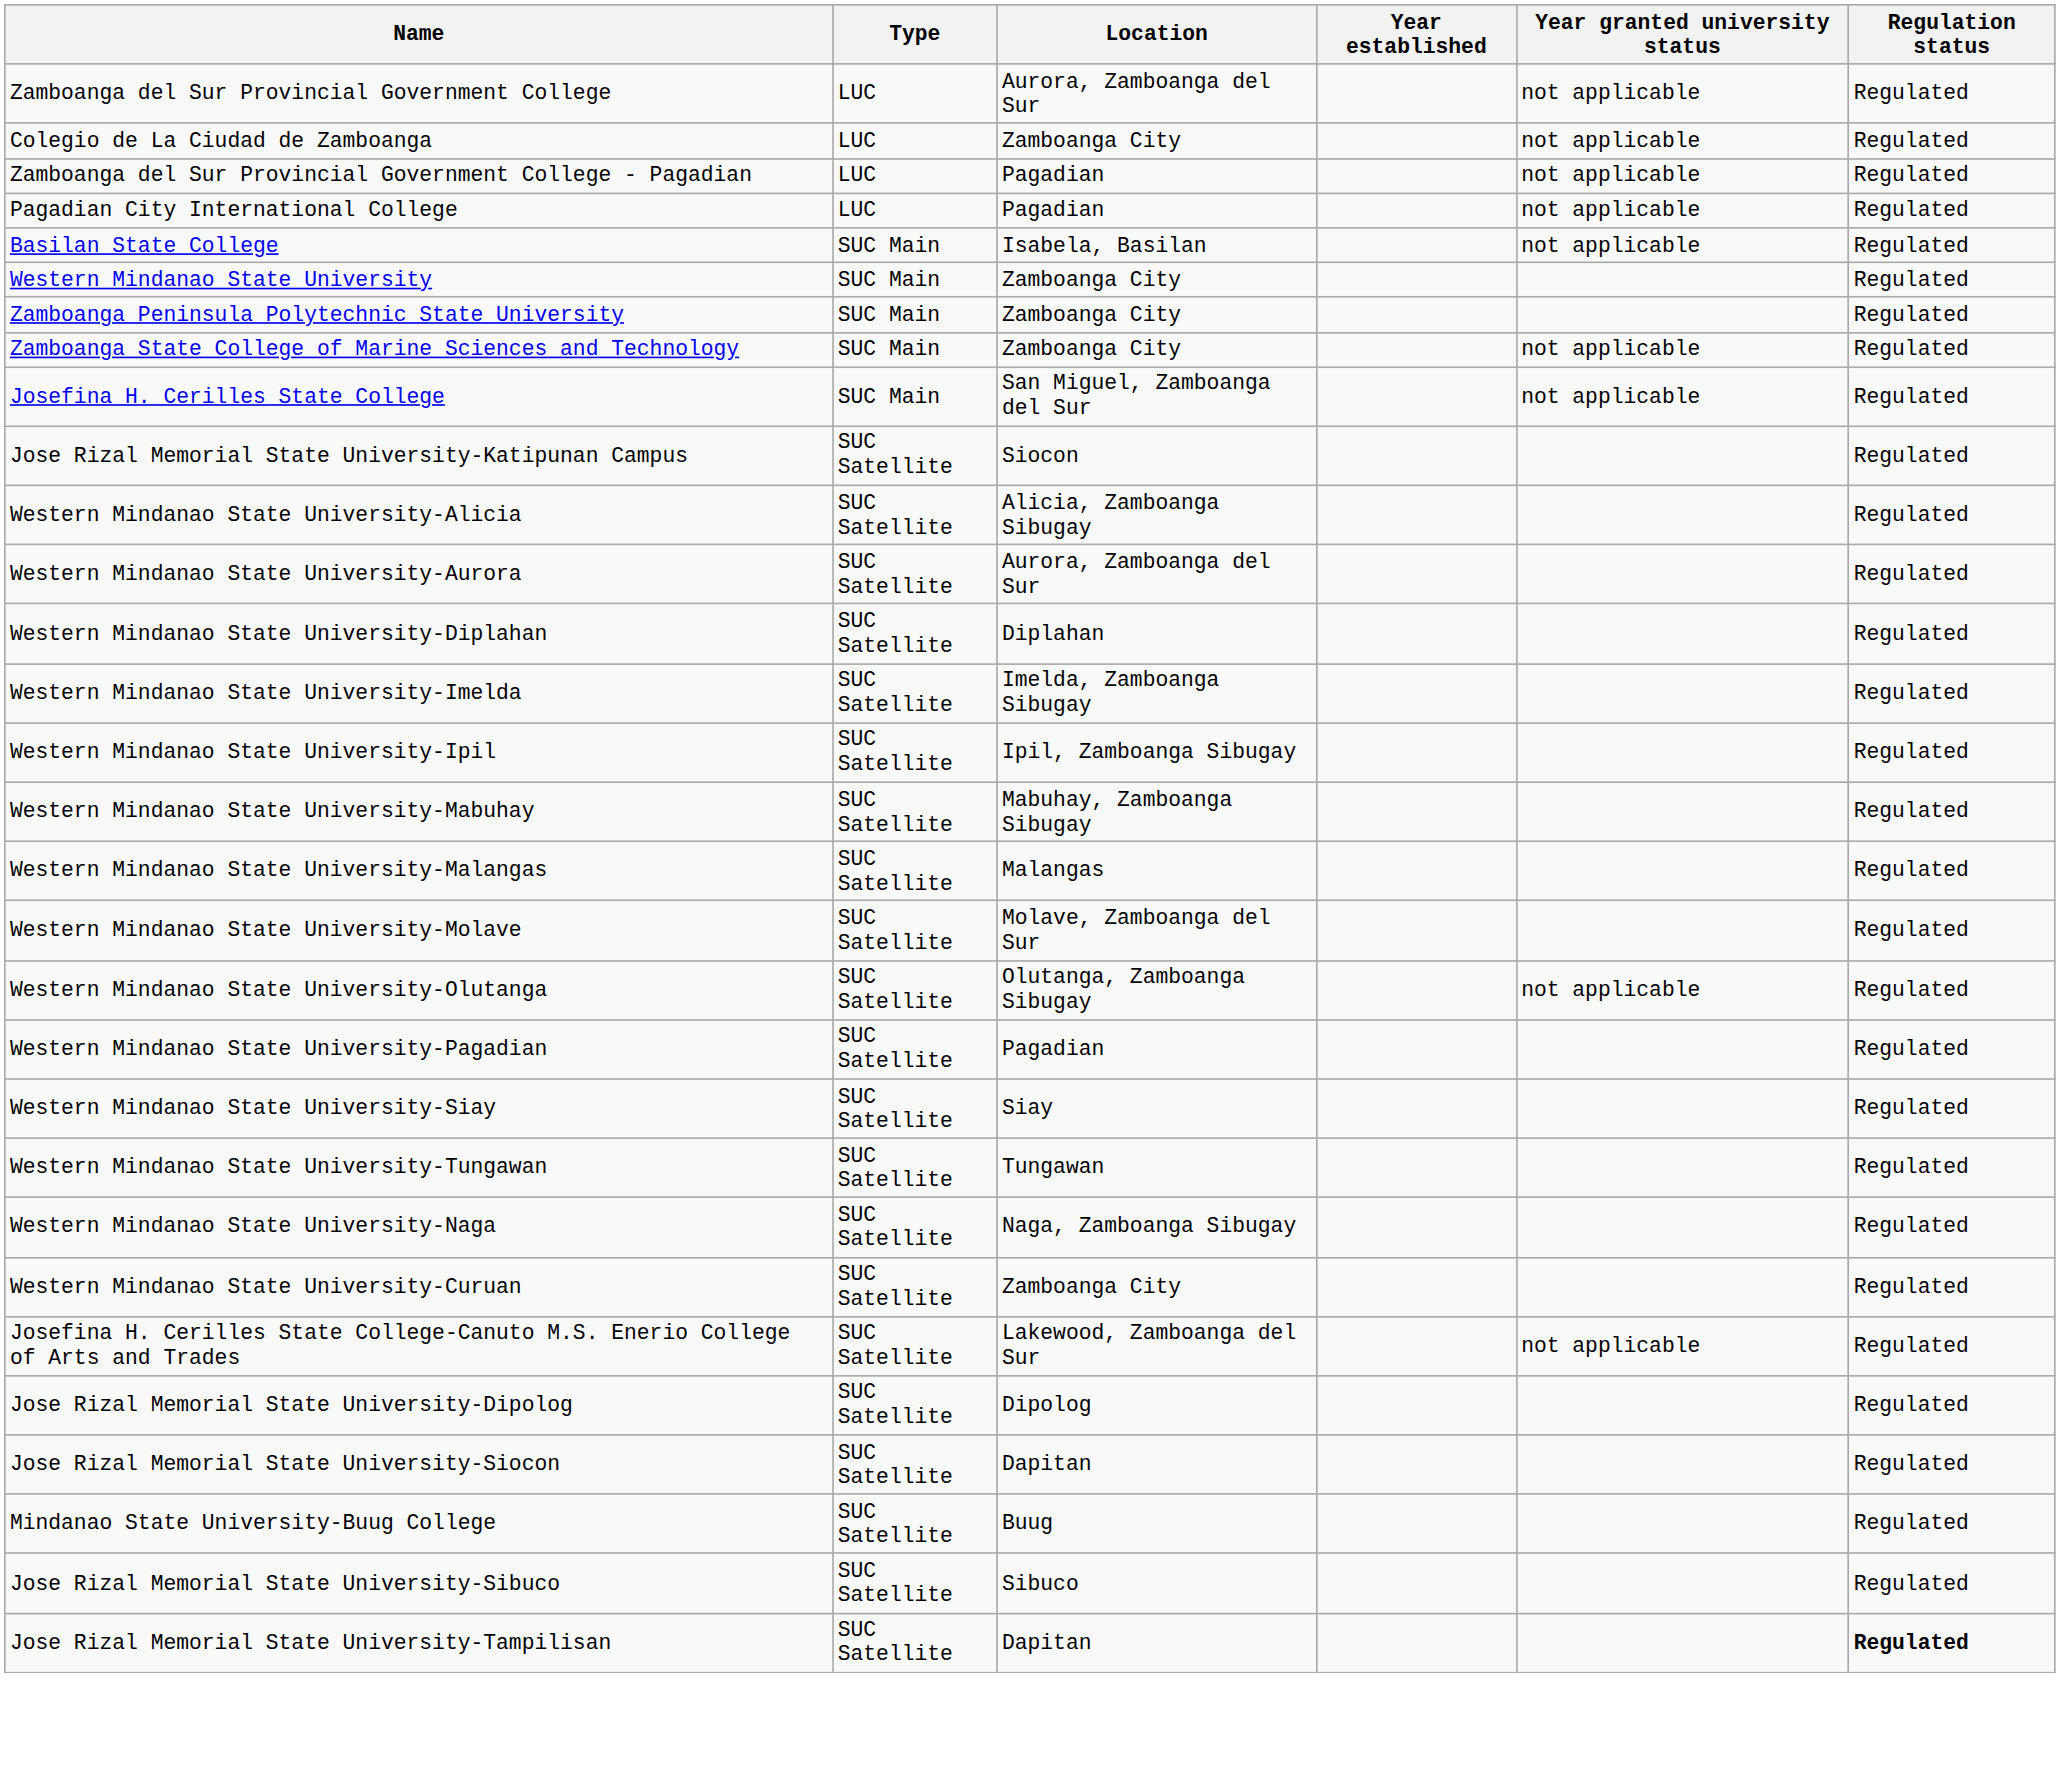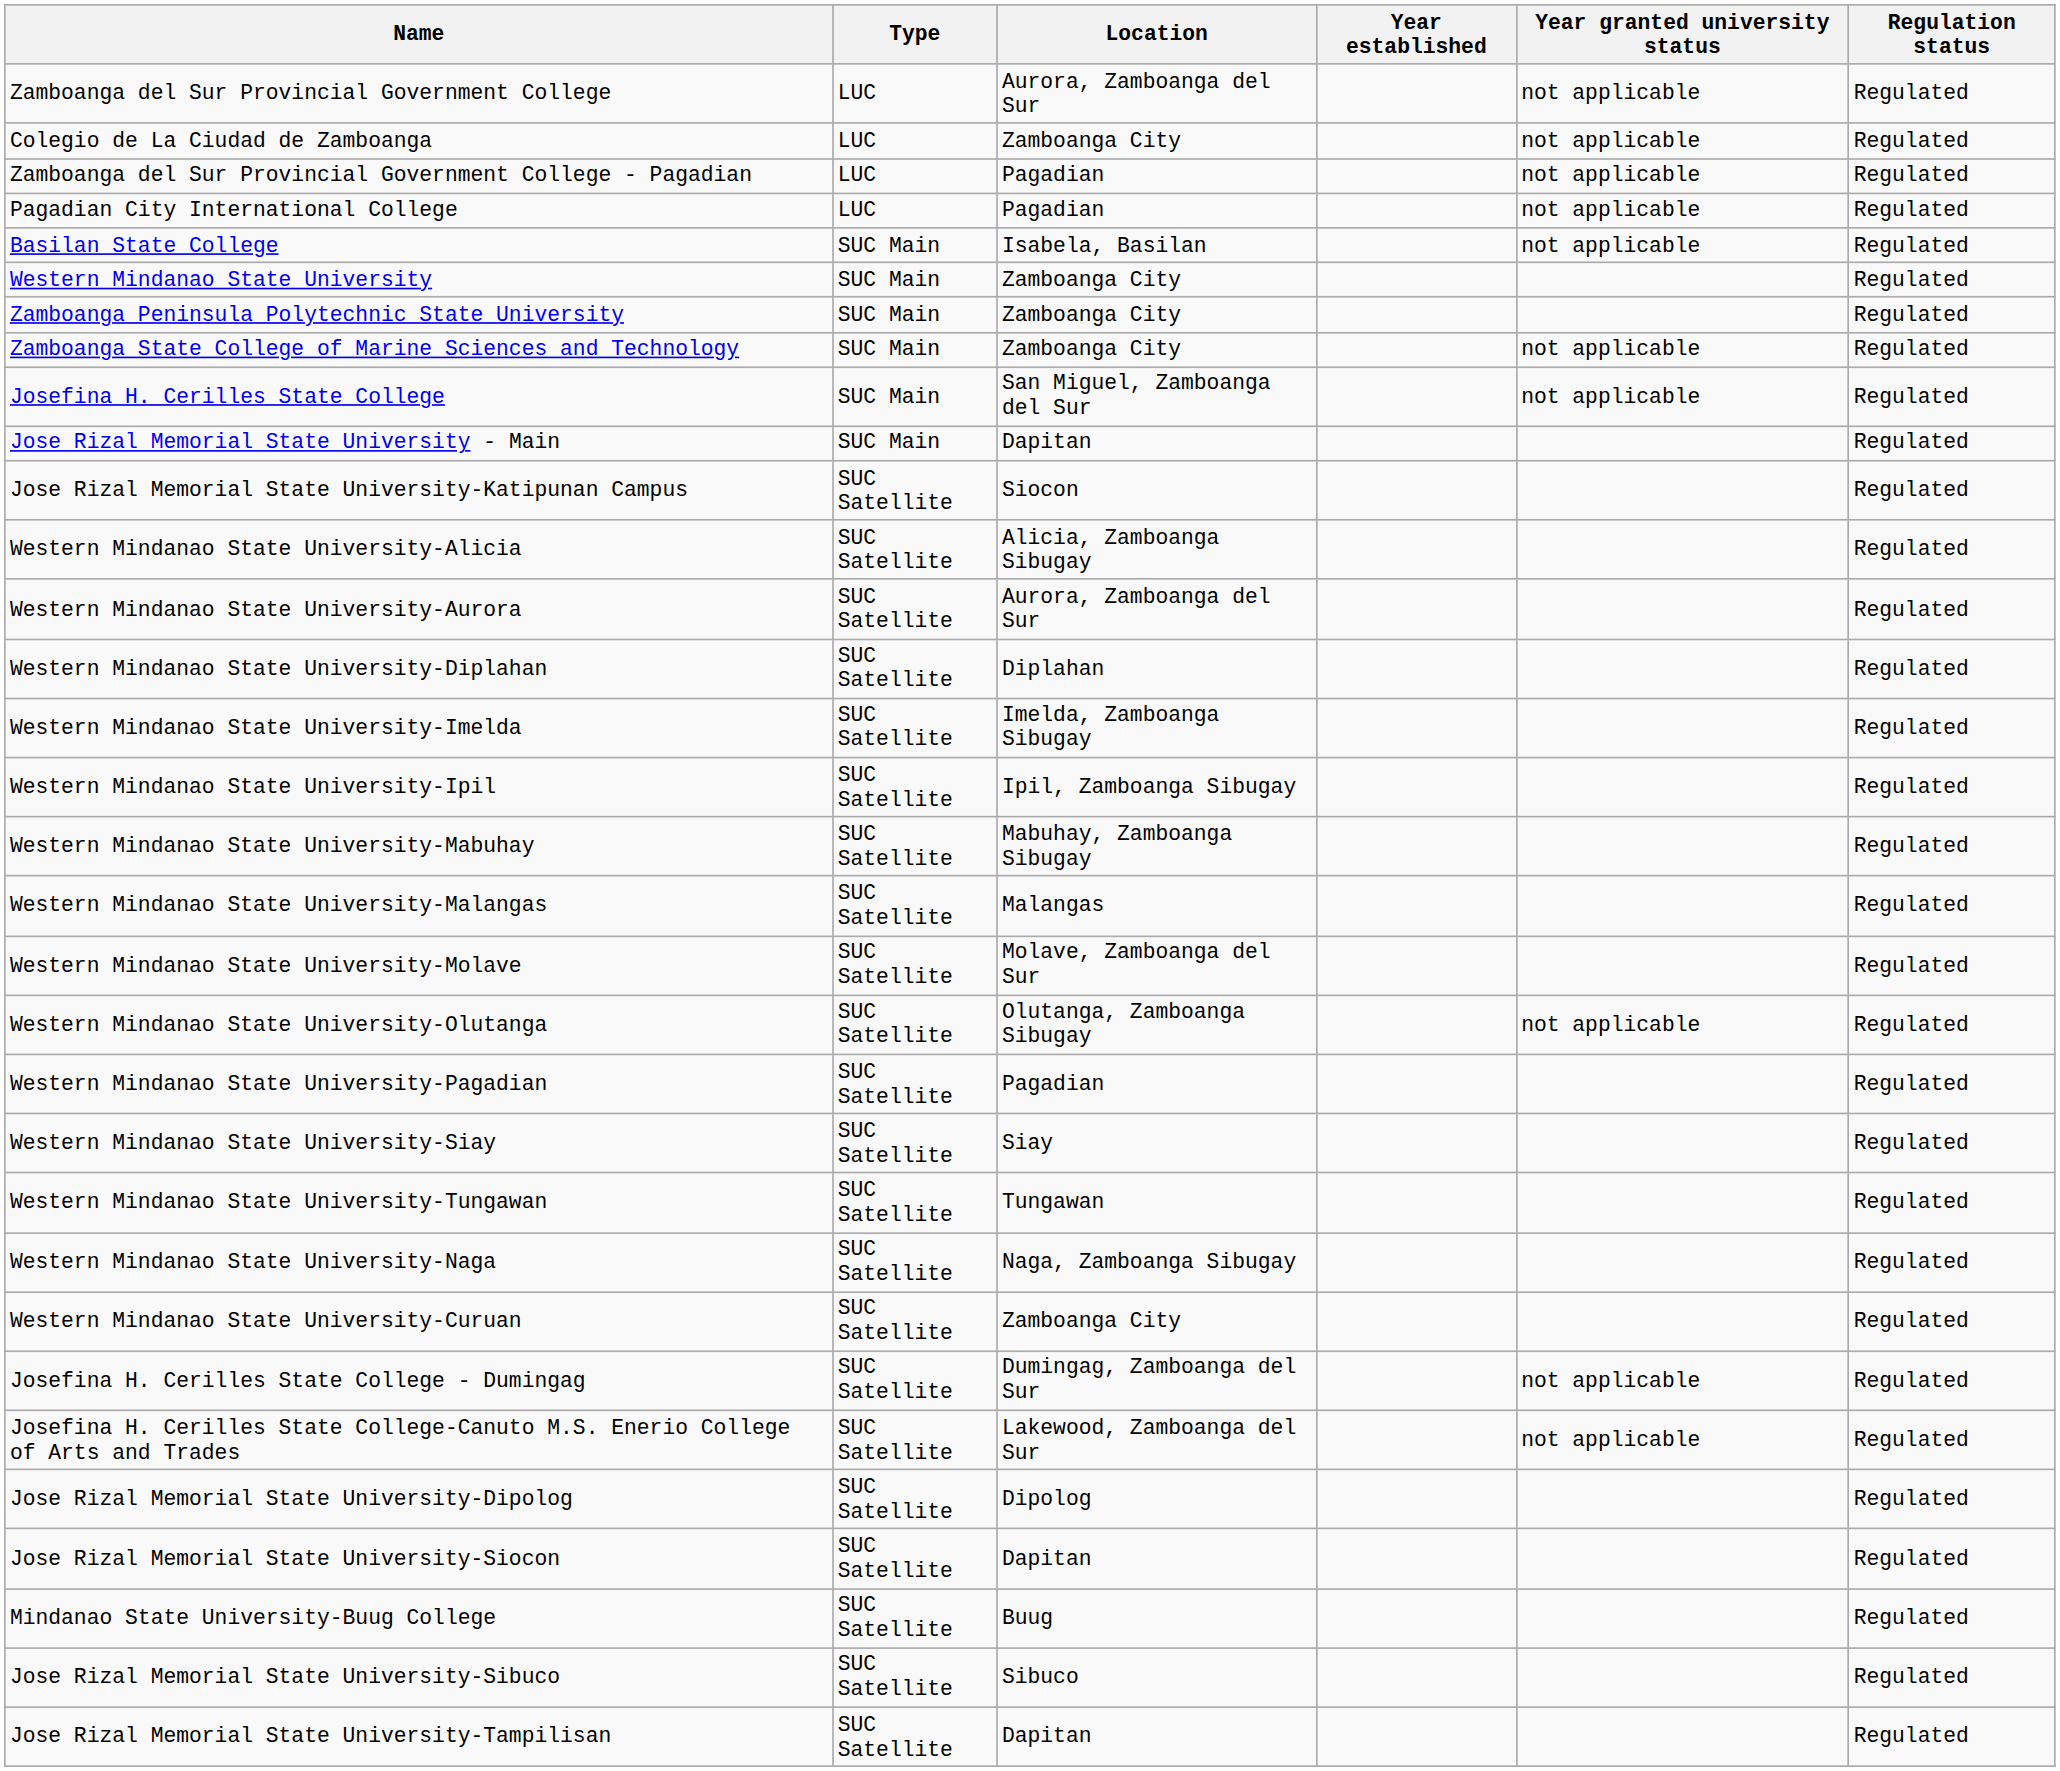+ row: (285, 443)
+ row: (298, 1381)
(1911, 1643) bold -> (1911, 1737) normal
